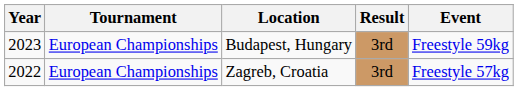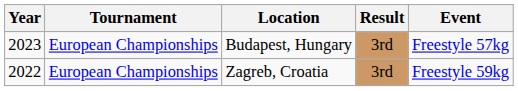(461, 45) Freestyle 59kg -> (461, 45) Freestyle 57kg
(461, 72) Freestyle 57kg -> (461, 72) Freestyle 59kg
